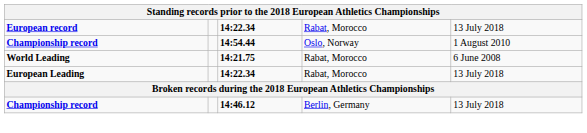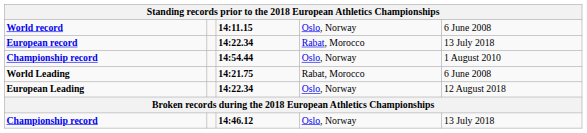+ row: (35, 27)
(335, 74) Rabat, Morocco -> (329, 89) Oslo, Norway
(479, 74) 13 July 2018 -> (475, 89) 12 August 2018
(337, 105) Berlin, Germany -> (329, 120) Oslo, Norway
